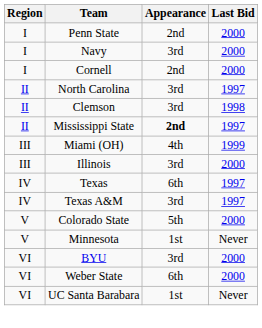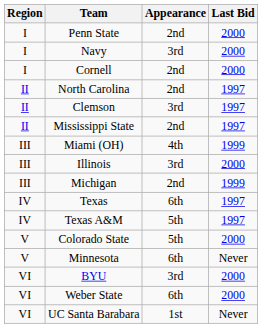(176, 88) 3rd -> (176, 88) 2nd
(233, 107) 1998 -> (233, 107) 1997
(176, 126) bold -> (176, 126) normal
+ row: (94, 182)
(176, 201) 3rd -> (176, 220) 5th
(176, 239) 1st -> (176, 257) 6th
